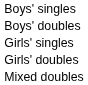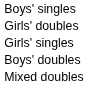rows swapped: (42, 26) <-> (41, 60)
